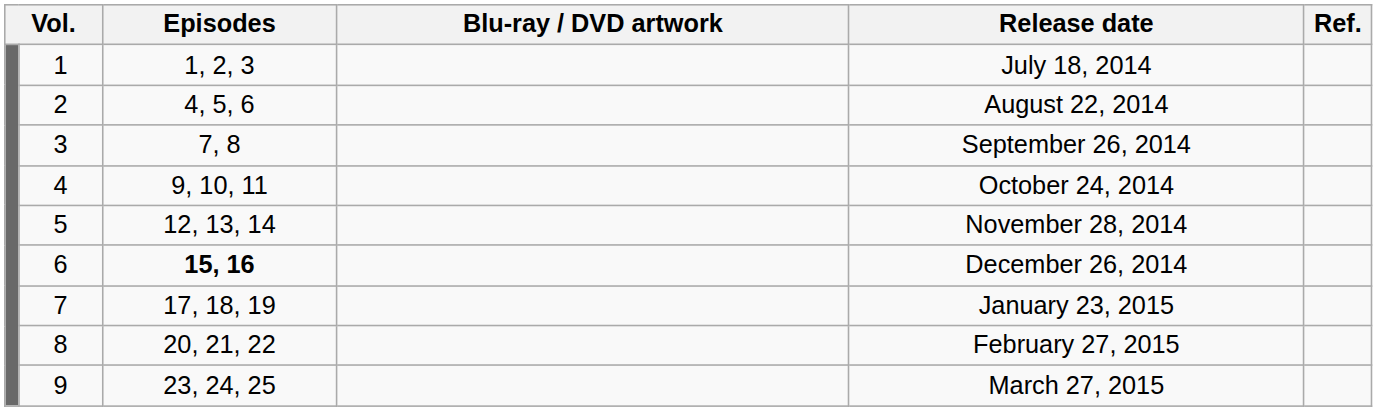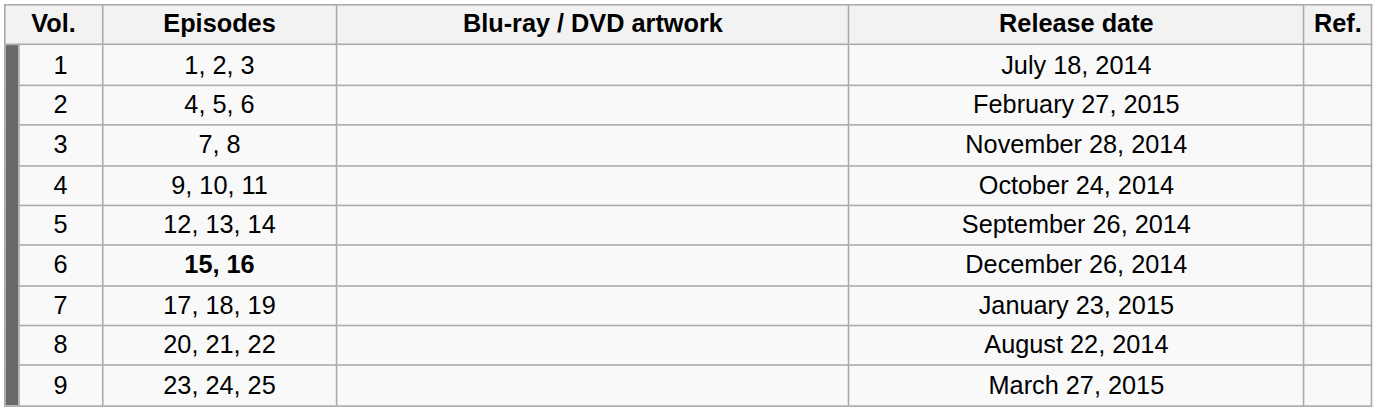(1076, 104) August 22, 2014 -> (1076, 104) February 27, 2015
(1076, 144) September 26, 2014 -> (1076, 144) November 28, 2014
(1076, 225) November 28, 2014 -> (1076, 225) September 26, 2014
(1076, 345) February 27, 2015 -> (1076, 345) August 22, 2014
